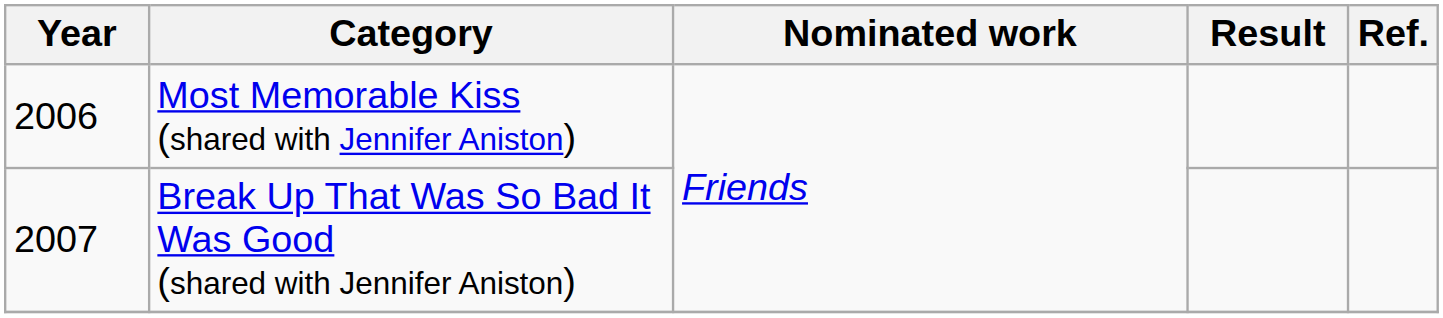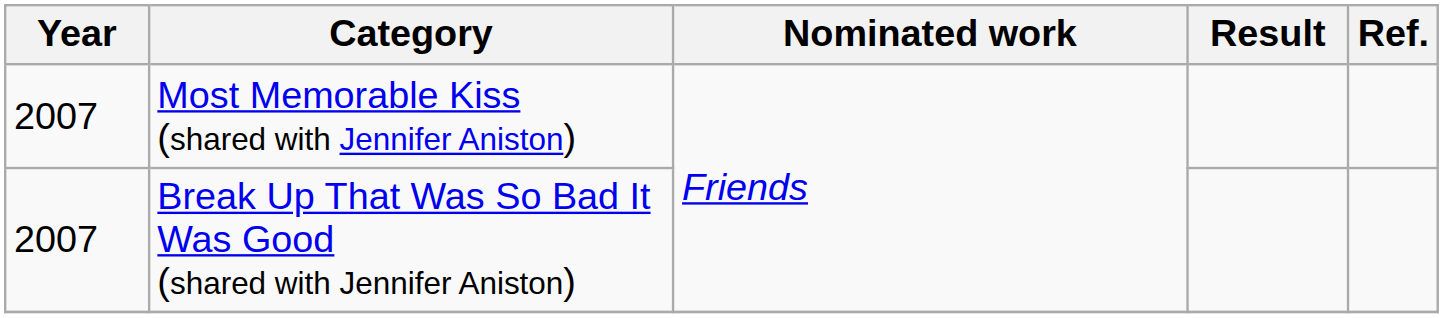(56, 115) 2006 -> (56, 115) 2007
